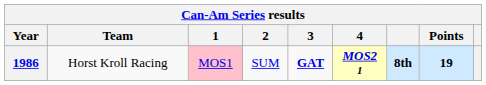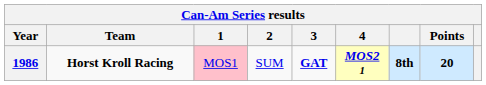(118, 63) normal -> (120, 63) bold
(446, 63) 19 -> (447, 63) 20
